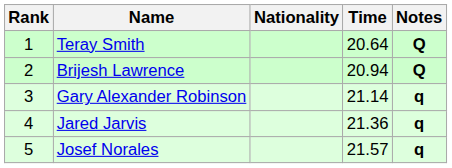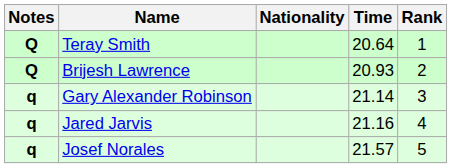columns swapped: (29, 17) <-> (419, 17)
(368, 70) 20.94 -> (373, 70) 20.93
(368, 123) 21.36 -> (373, 123) 21.16
